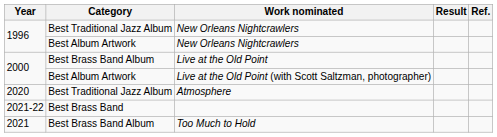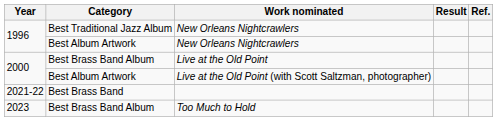- row: (110, 92)
(18, 124) 2021 -> (18, 108) 2023
